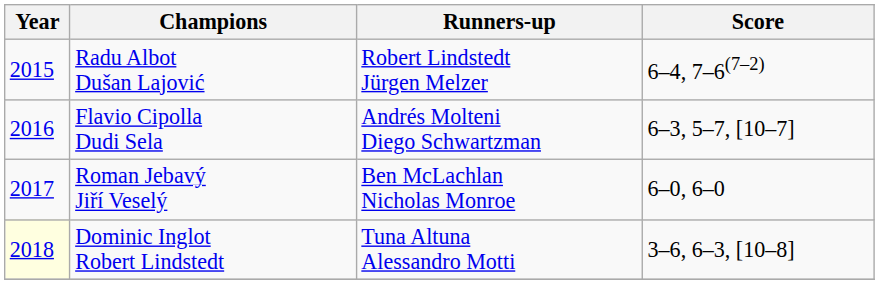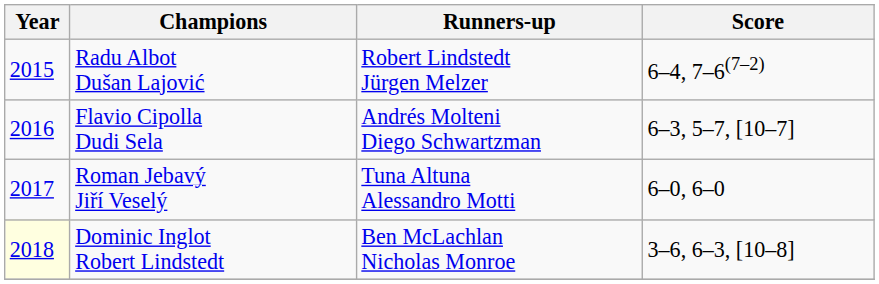(438, 189) Ben McLachlan Nicholas Monroe -> (438, 189) Tuna Altuna Alessandro Motti
(438, 249) Tuna Altuna Alessandro Motti -> (438, 249) Ben McLachlan Nicholas Monroe
